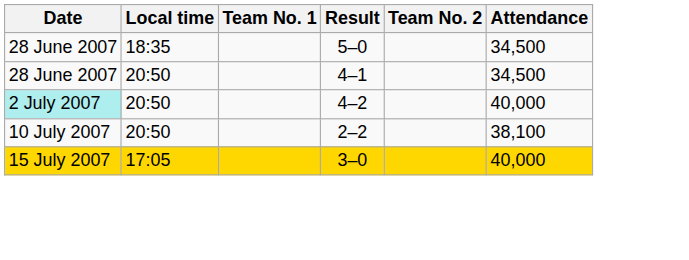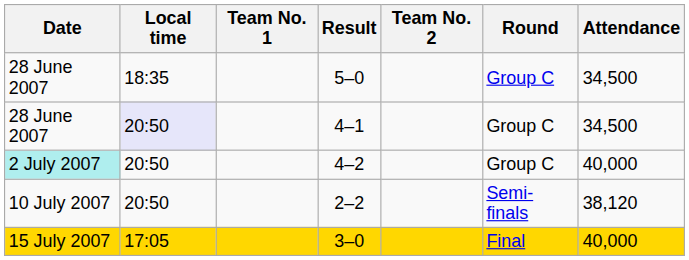+ column: (530, 28)
(148, 75) no background -> (147, 125) lavender background
(518, 132) 38,100 -> (610, 202) 38,120
